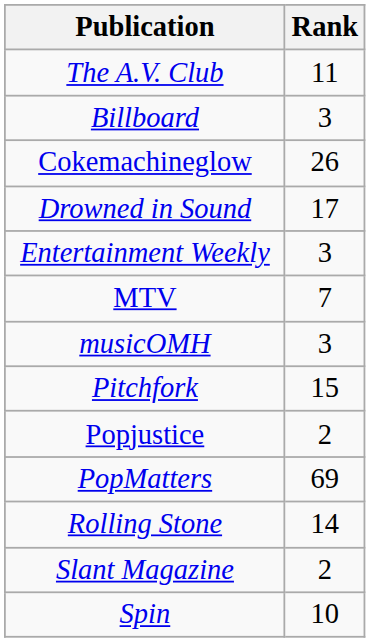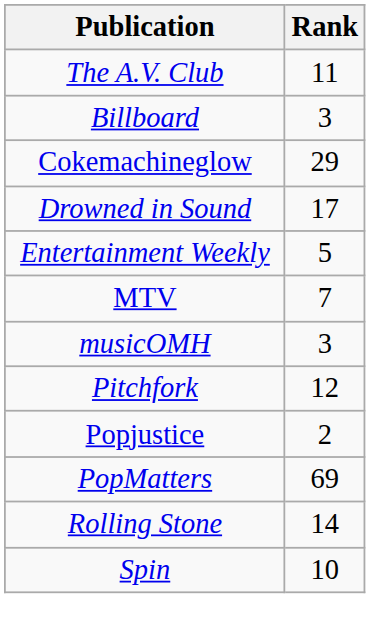(325, 162) 26 -> (325, 162) 29
(325, 252) 3 -> (325, 252) 5
(325, 388) 15 -> (325, 388) 12
- row: (145, 569)
